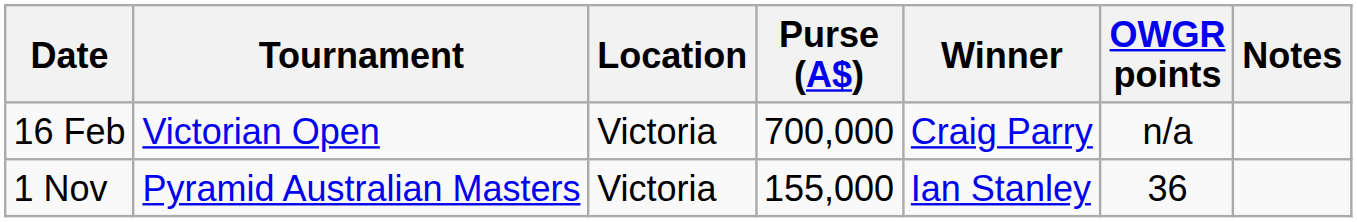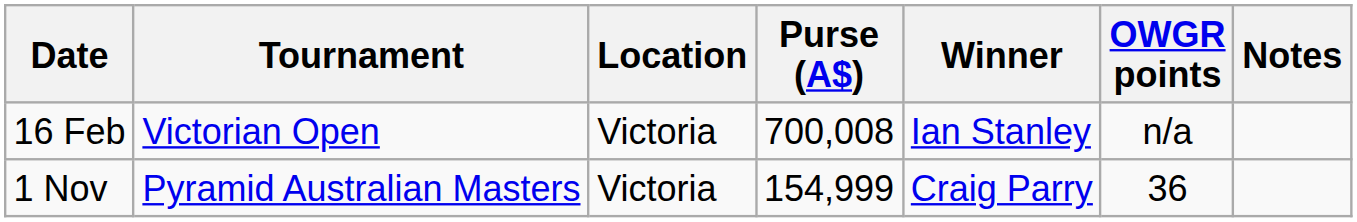(829, 131) 700,000 -> (829, 131) 700,008
(1002, 131) Craig Parry -> (1001, 131) Ian Stanley
(829, 188) 155,000 -> (829, 188) 154,999
(1001, 188) Ian Stanley -> (1002, 188) Craig Parry
